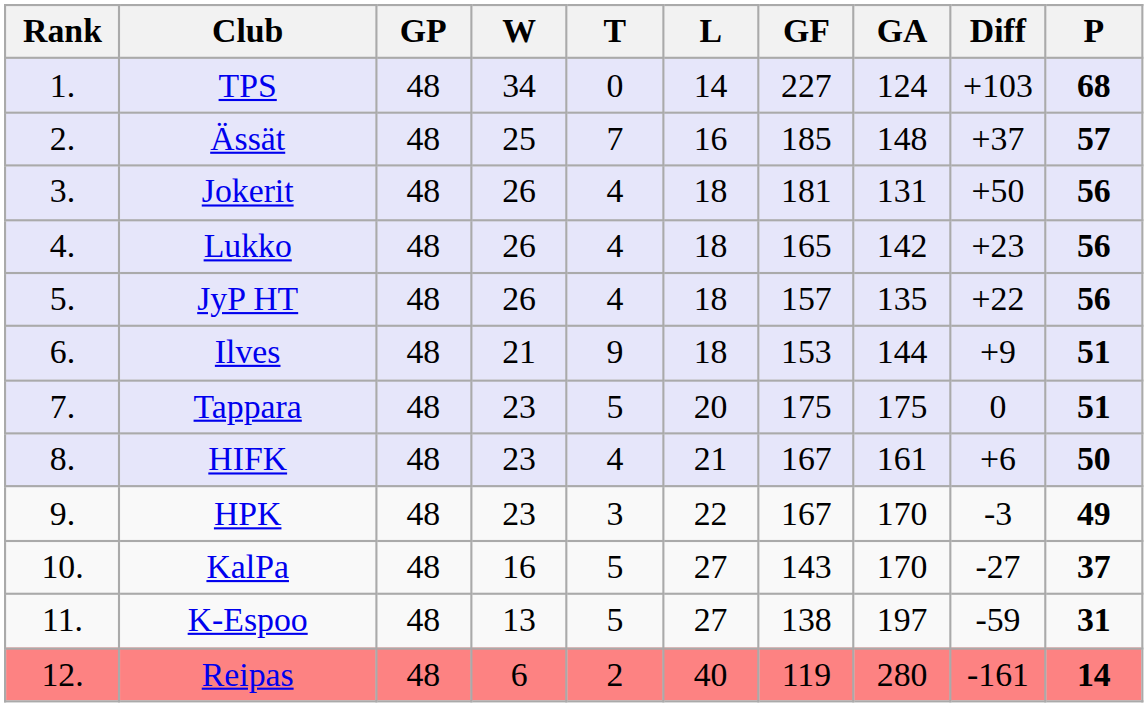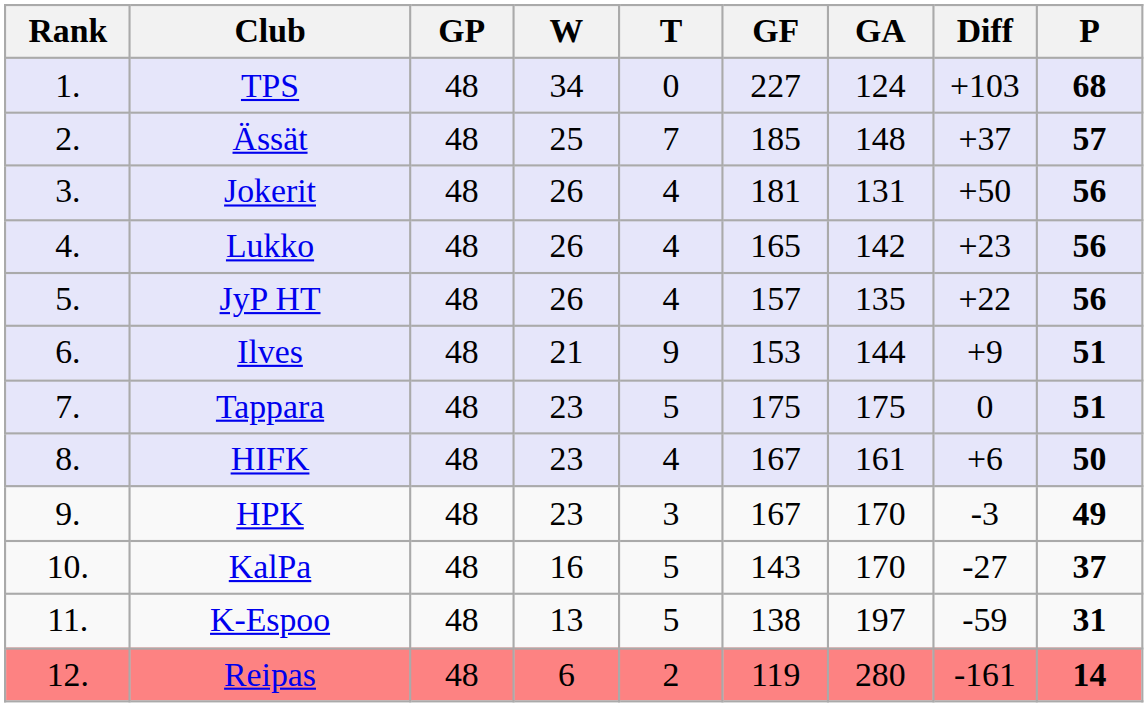- column: (711, 31)
